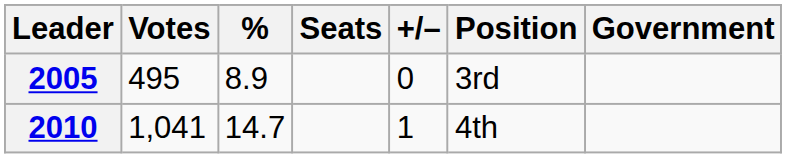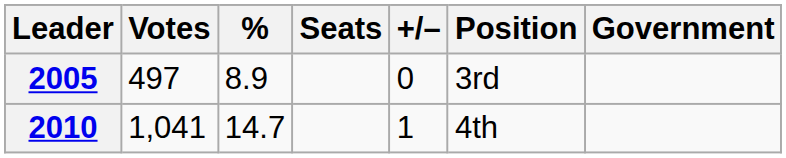(154, 78) 495 -> (154, 78) 497
